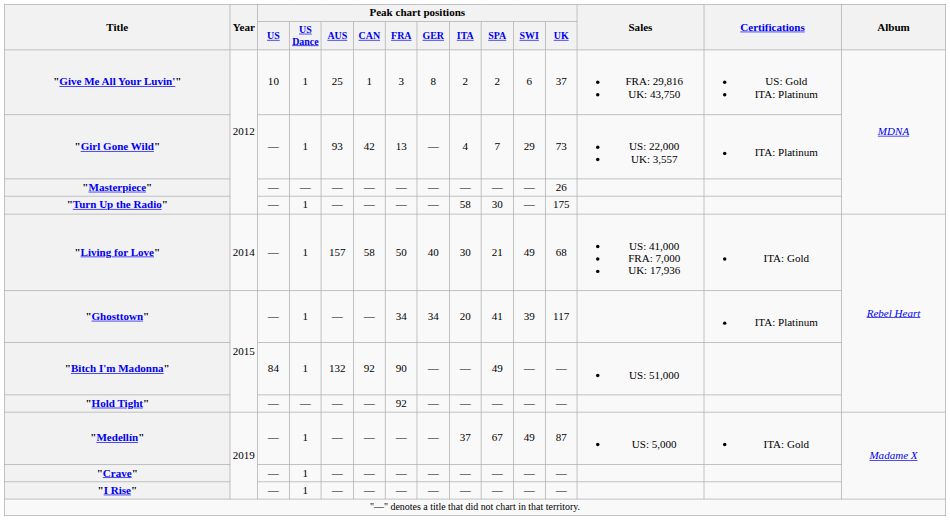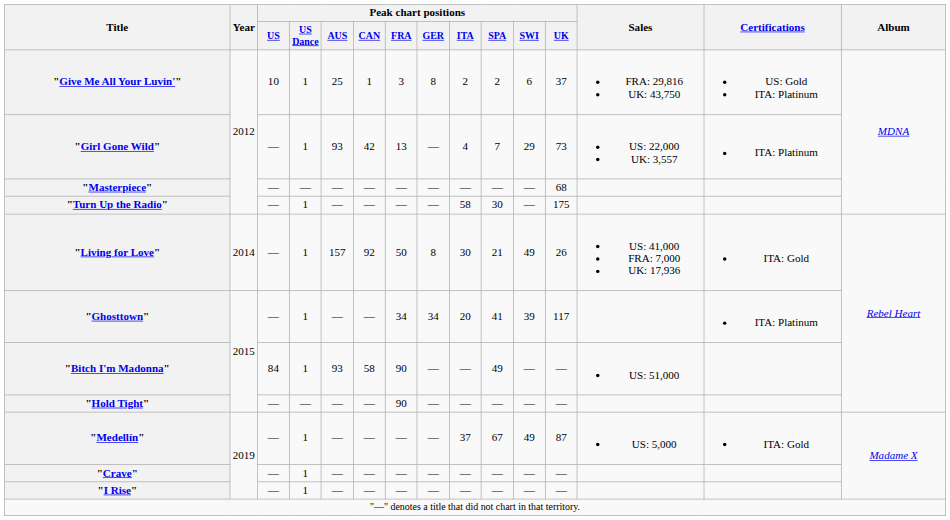(561, 187) 26 -> (561, 187) 68
(369, 252) 58 -> (369, 252) 92
(433, 252) 40 -> (433, 252) 8
(561, 252) 68 -> (561, 252) 26
(337, 368) 132 -> (337, 368) 93
(369, 368) 92 -> (369, 368) 58
(401, 403) 92 -> (401, 403) 90
